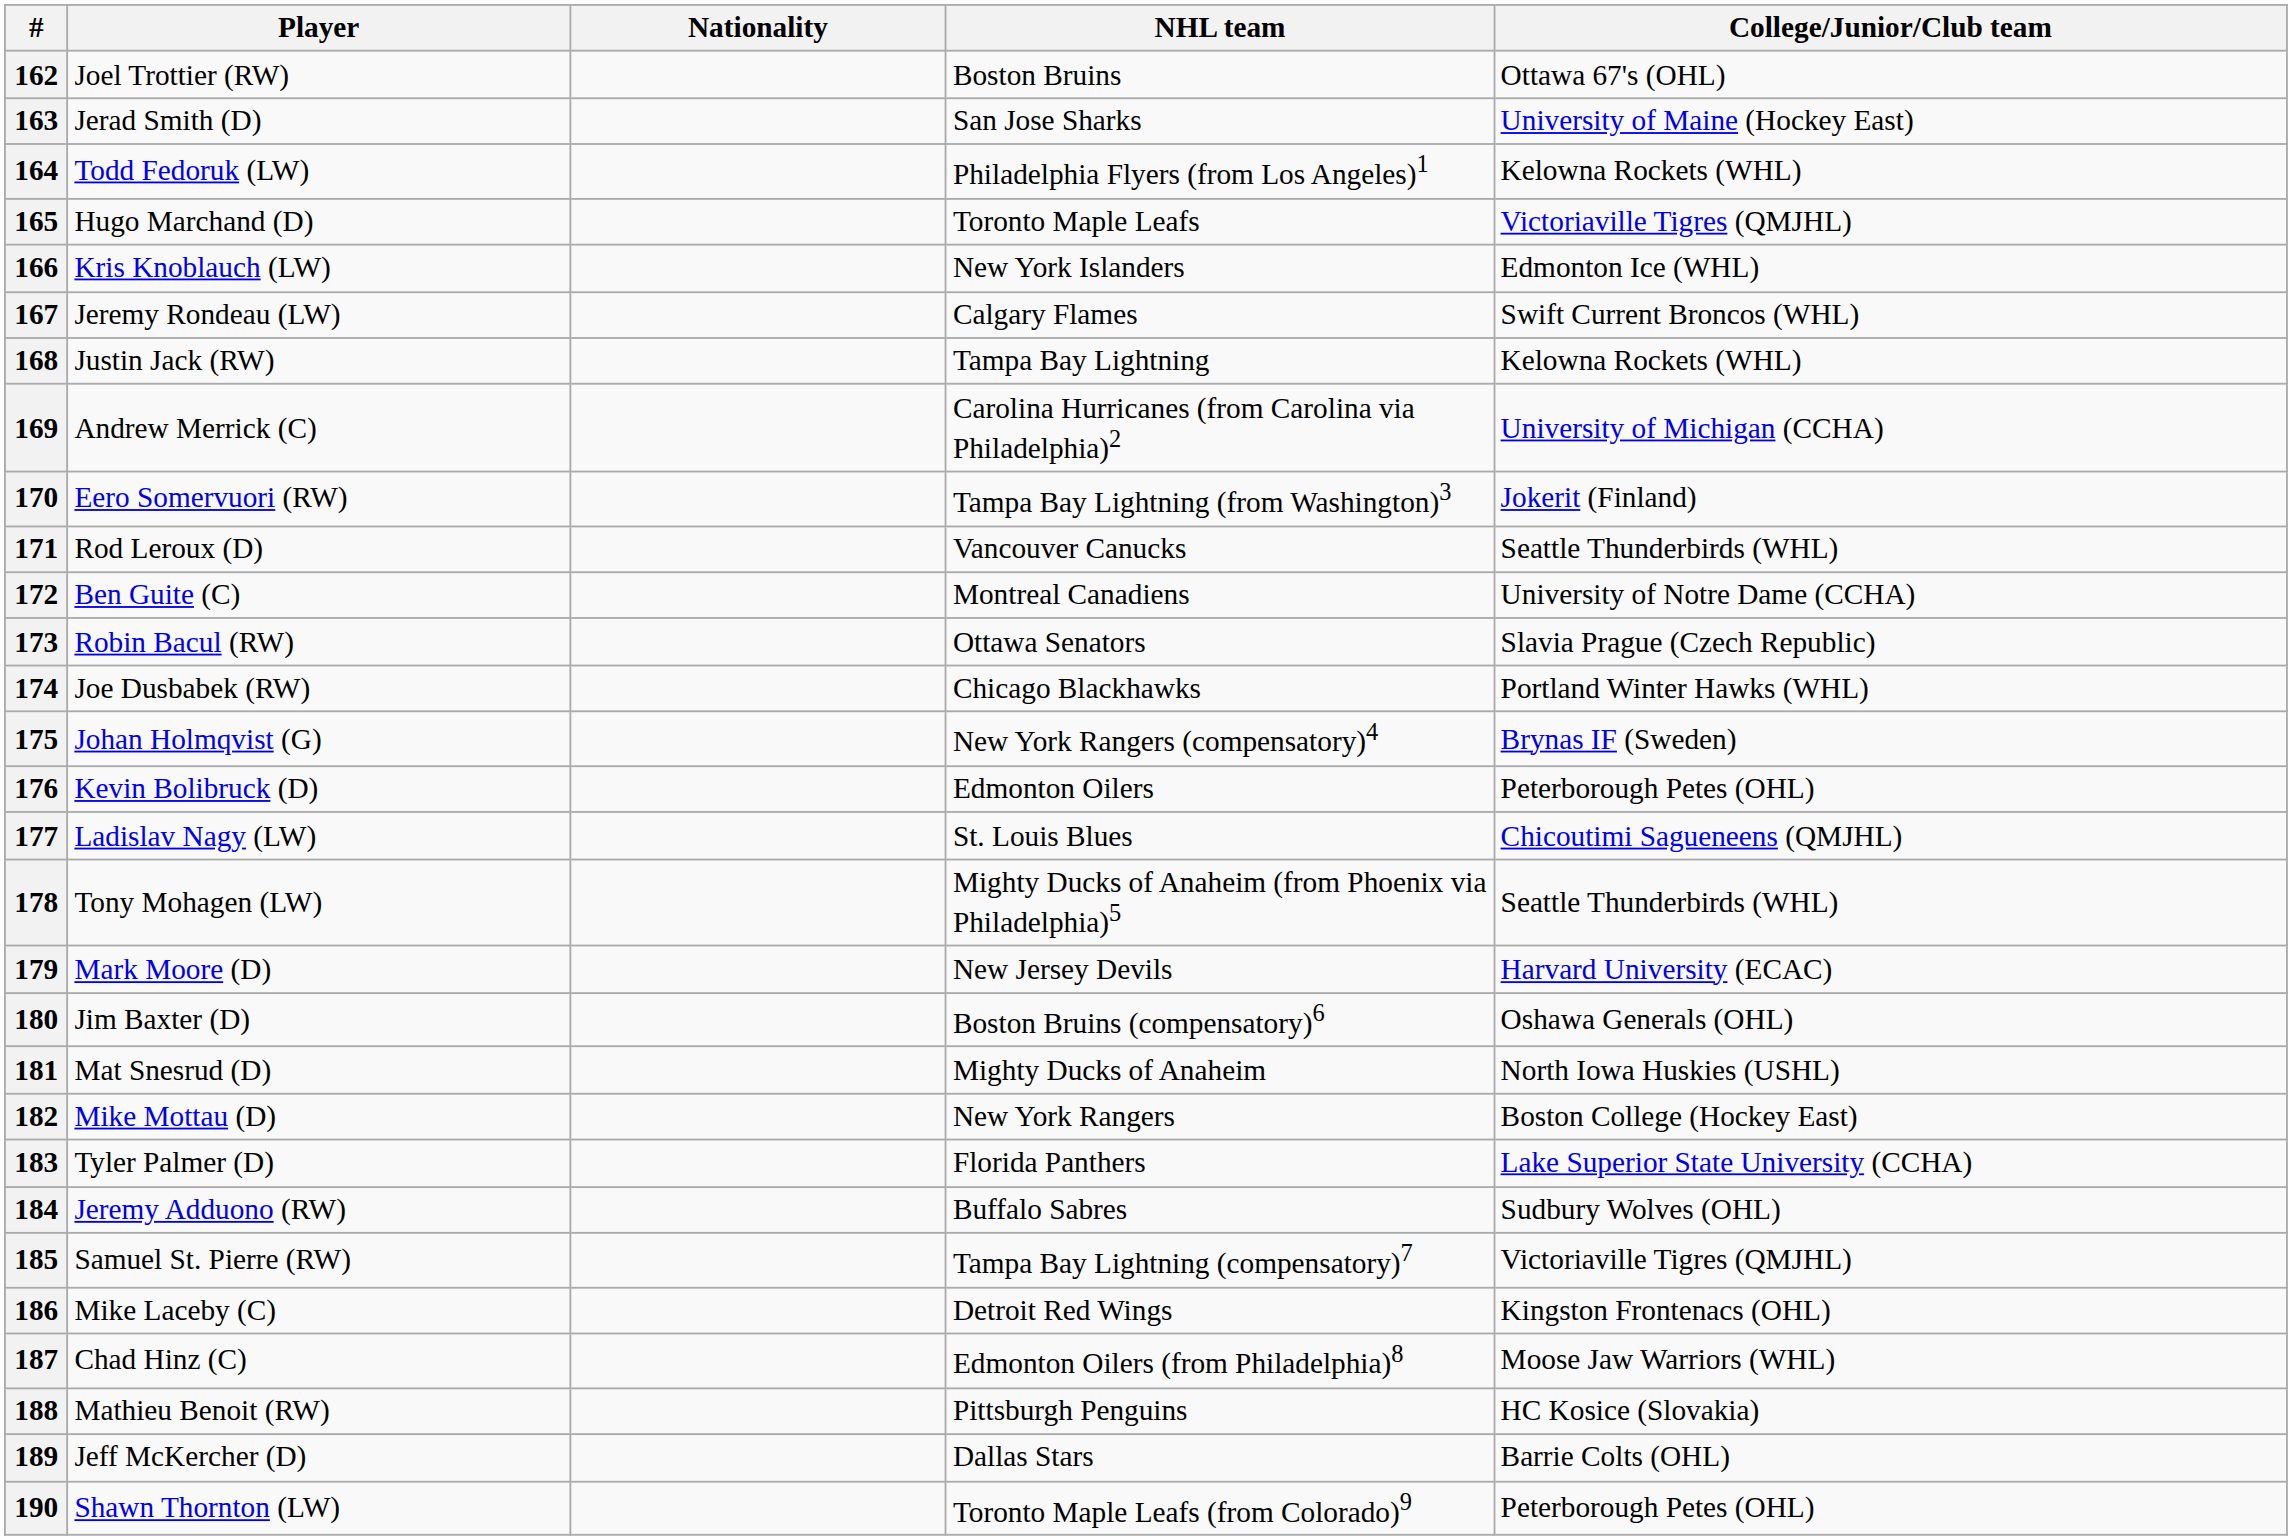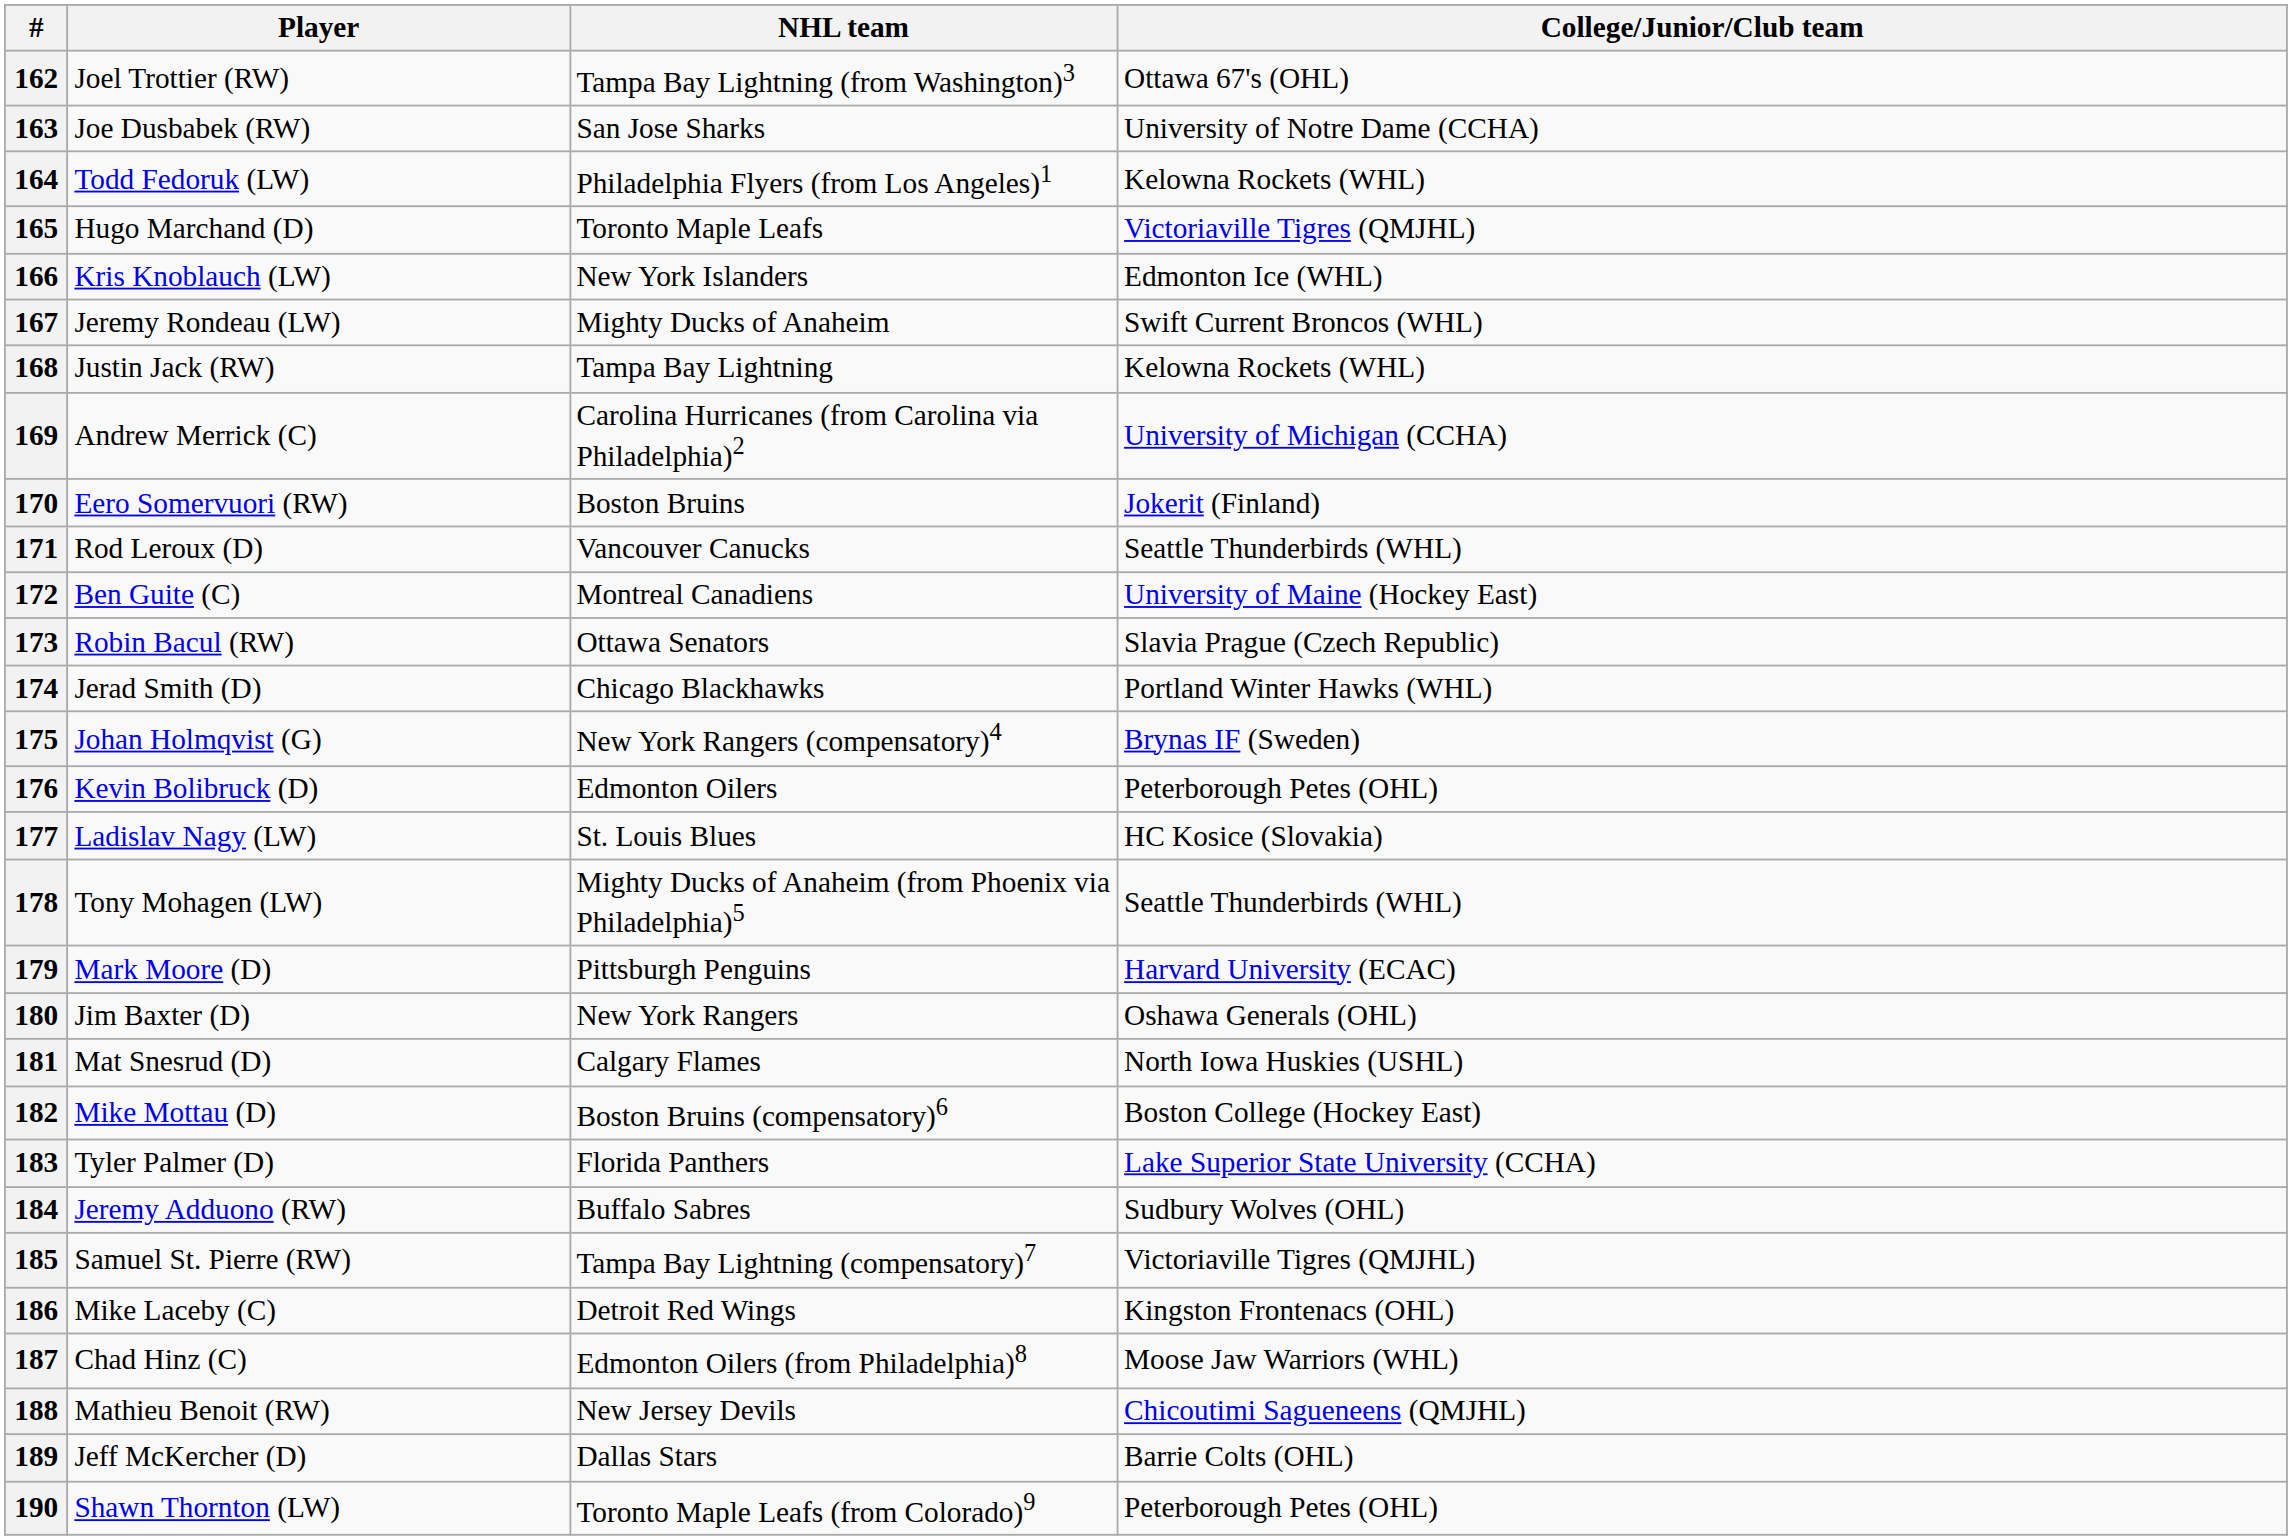- column: (758, 27)
(1037, 74) Boston Bruins -> (826, 78) Tampa Bay Lightning (from Washington)3
(168, 120) Jerad Smith (D) -> (192, 128) Joe Dusbabek (RW)
(1707, 120) University of Maine (Hockey East) -> (1331, 128) University of Notre Dame (CCHA)
(1045, 314) Calgary Flames -> (733, 322) Mighty Ducks of Anaheim
(1202, 498) Tampa Bay Lightning (from Washington)3 -> (661, 502) Boston Bruins
(1708, 595) University of Notre Dame (CCHA) -> (1331, 595) University of Maine (Hockey East)
(192, 688) Joe Dusbabek (RW) -> (168, 688) Jerad Smith (D)
(1701, 835) Chicoutimi Sagueneens (QMJHL) -> (1253, 835) HC Kosice (Slovakia)
(1063, 969) New Jersey Devils -> (694, 969) Pittsburgh Penguins
(1139, 1019) Boston Bruins (compensatory)6 -> (687, 1015) New York Rangers
(1109, 1069) Mighty Ducks of Anaheim -> (669, 1061) Calgary Flames
(1064, 1116) New York Rangers -> (762, 1112) Boston Bruins (compensatory)6
(1070, 1410) Pittsburgh Penguins -> (686, 1410) New Jersey Devils
(1630, 1410) HC Kosice (Slovakia) -> (1325, 1410) Chicoutimi Sagueneens (QMJHL)
